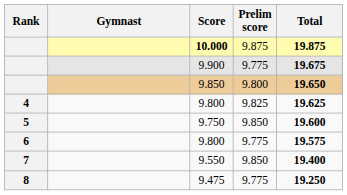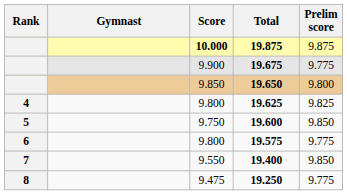columns swapped: (255, 21) <-> (310, 21)
